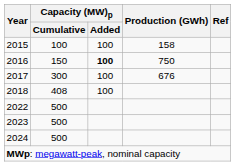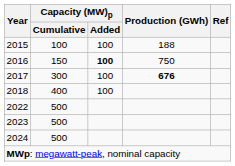(166, 45) 158 -> (166, 45) 188
(166, 76) normal -> (166, 76) bold
(59, 91) 408 -> (59, 91) 400
